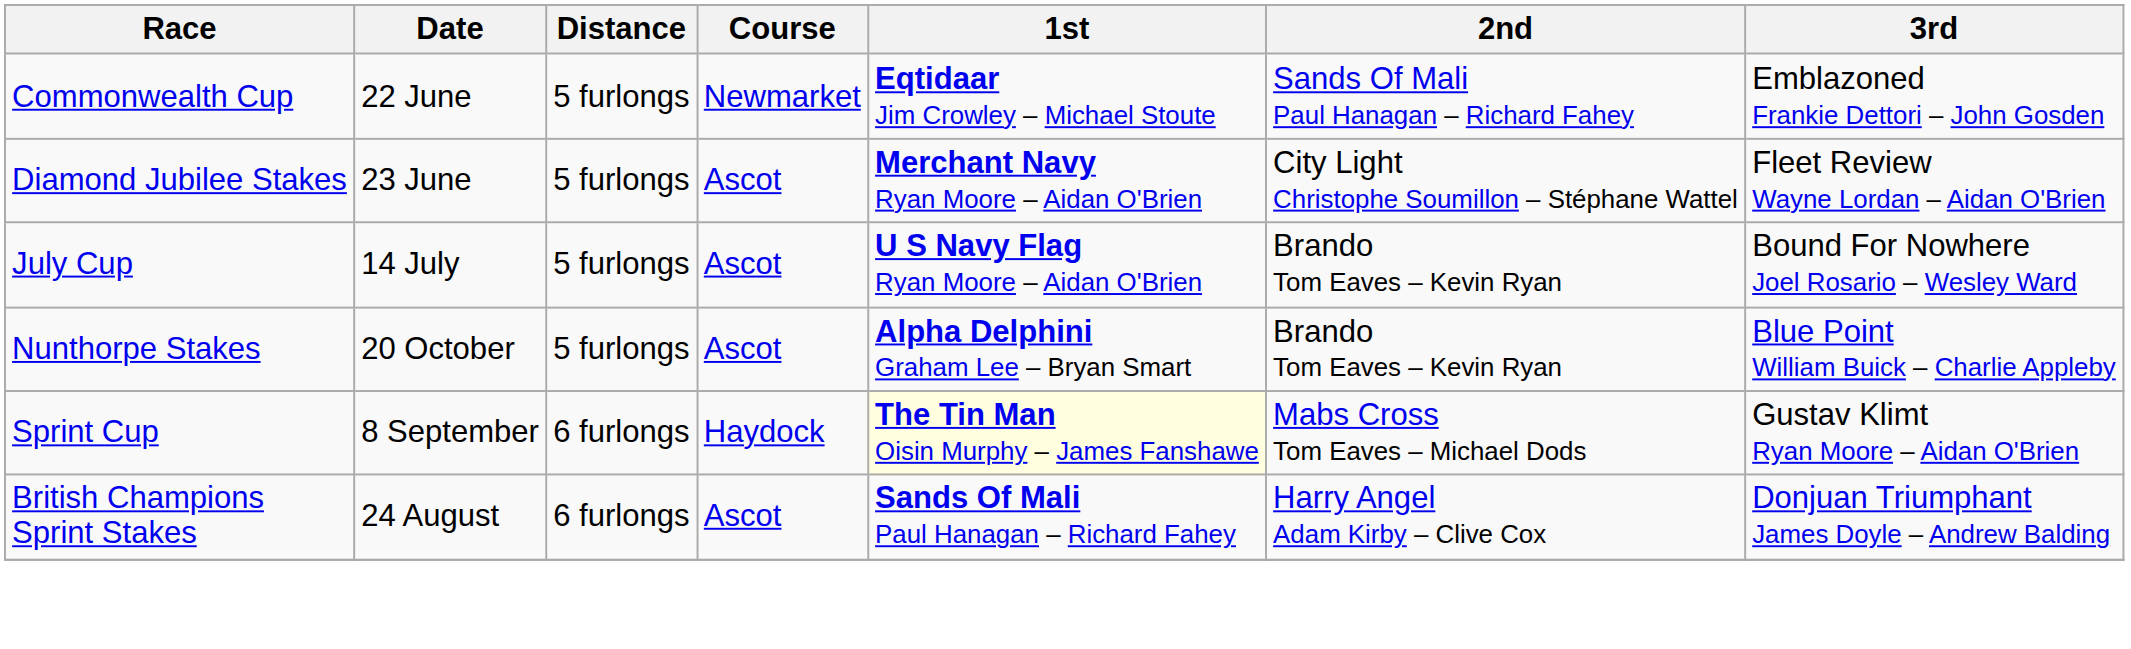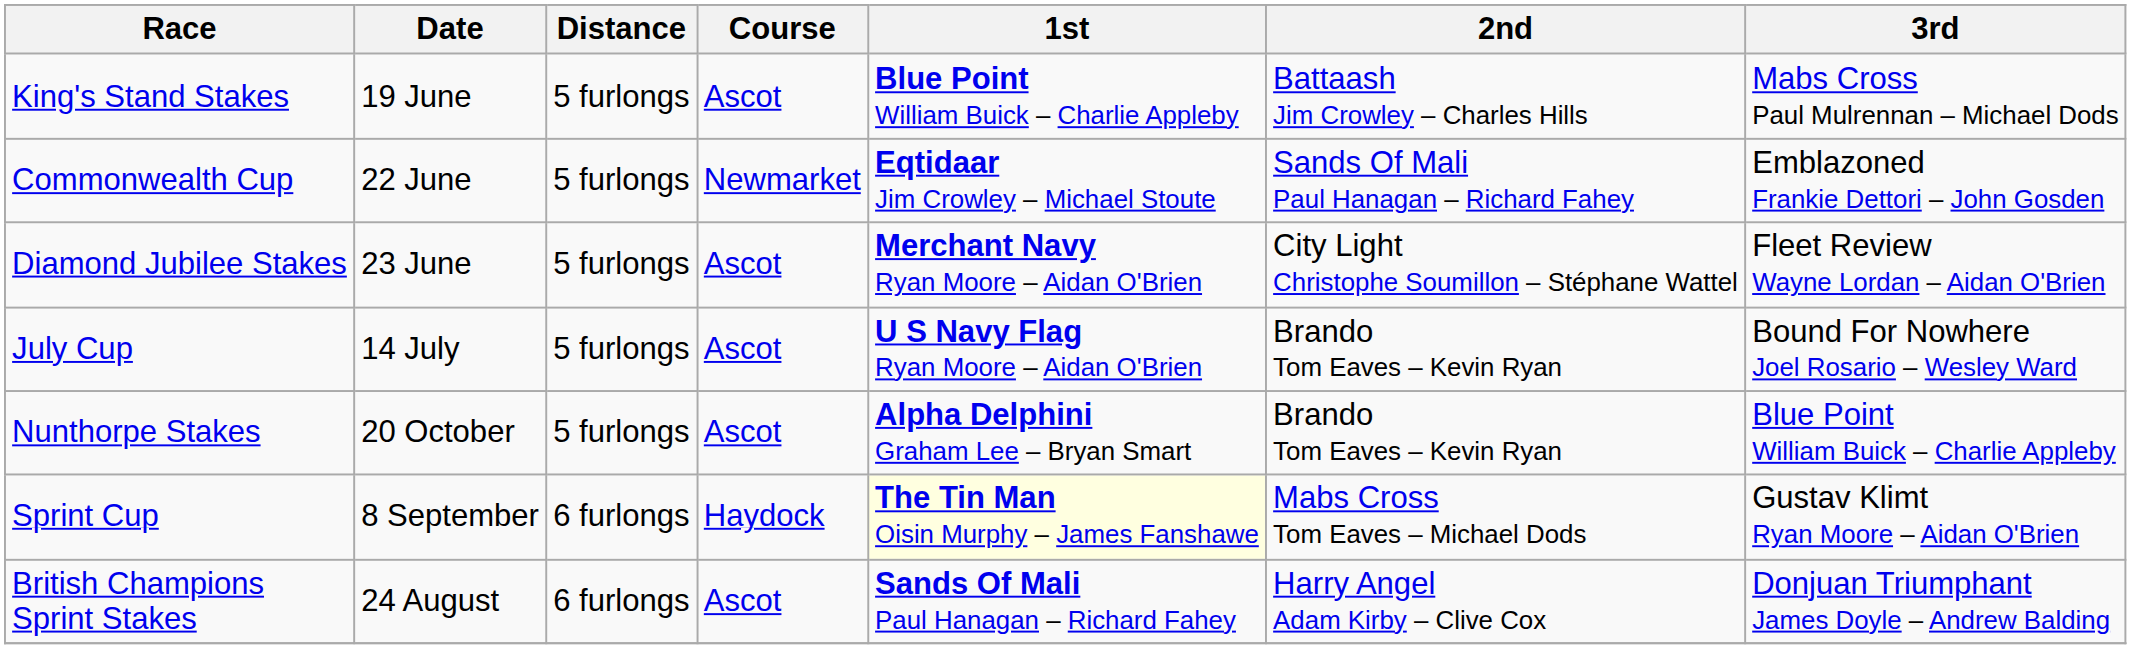+ row: (151, 95)
